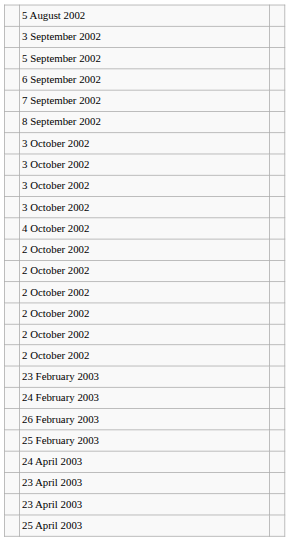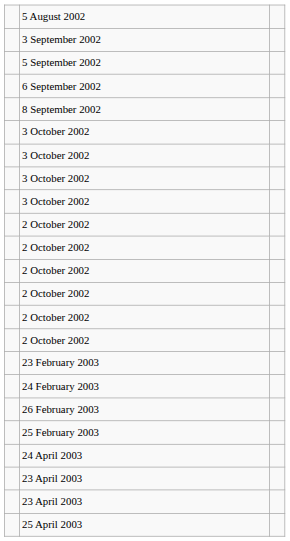- row: (12, 101)
- row: (12, 228)
